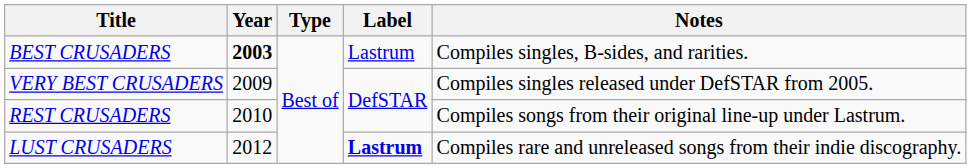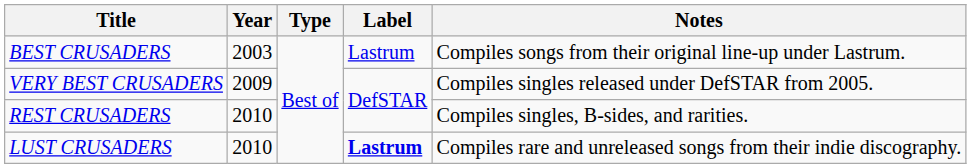(252, 52) bold -> (252, 52) normal
(592, 52) Compiles singles, B-sides, and rarities. -> (671, 52) Compiles songs from their original line-up under Lastrum.
(671, 115) Compiles songs from their original line-up under Lastrum. -> (592, 115) Compiles singles, B-sides, and rarities.
(252, 147) 2012 -> (252, 147) 2010
